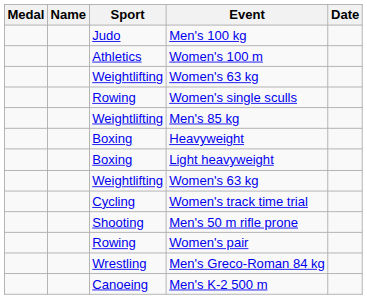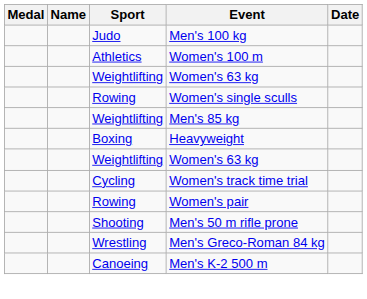- row: (112, 160)
rows swapped: (118, 222) <-> (114, 243)
